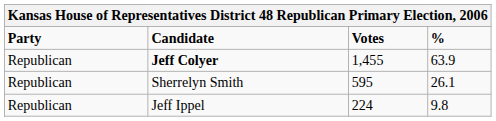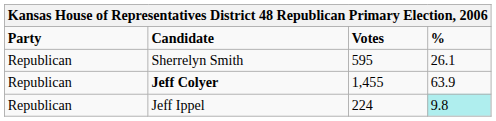rows swapped: (185, 60) <-> (197, 82)
(440, 104) no background -> (440, 104) paleturquoise background
